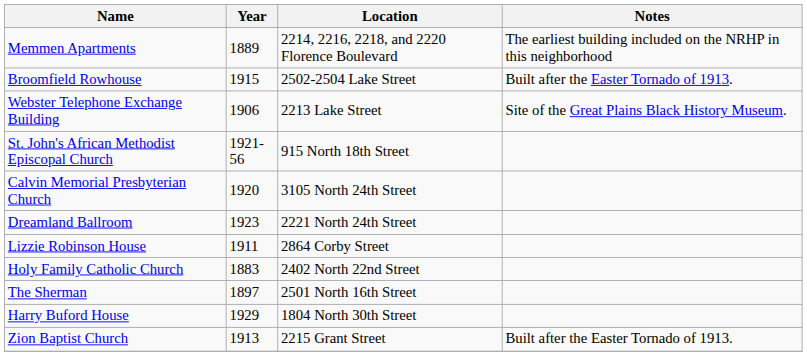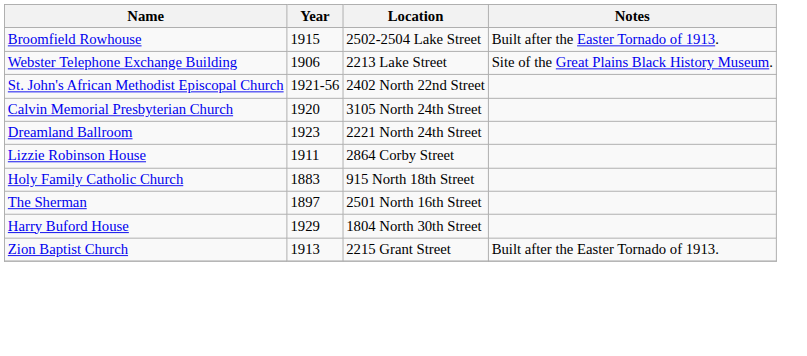- row: (72, 47)
(345, 150) 915 North 18th Street -> (416, 86) 2402 North 22nd Street
(350, 269) 2402 North 22nd Street -> (410, 179) 915 North 18th Street
